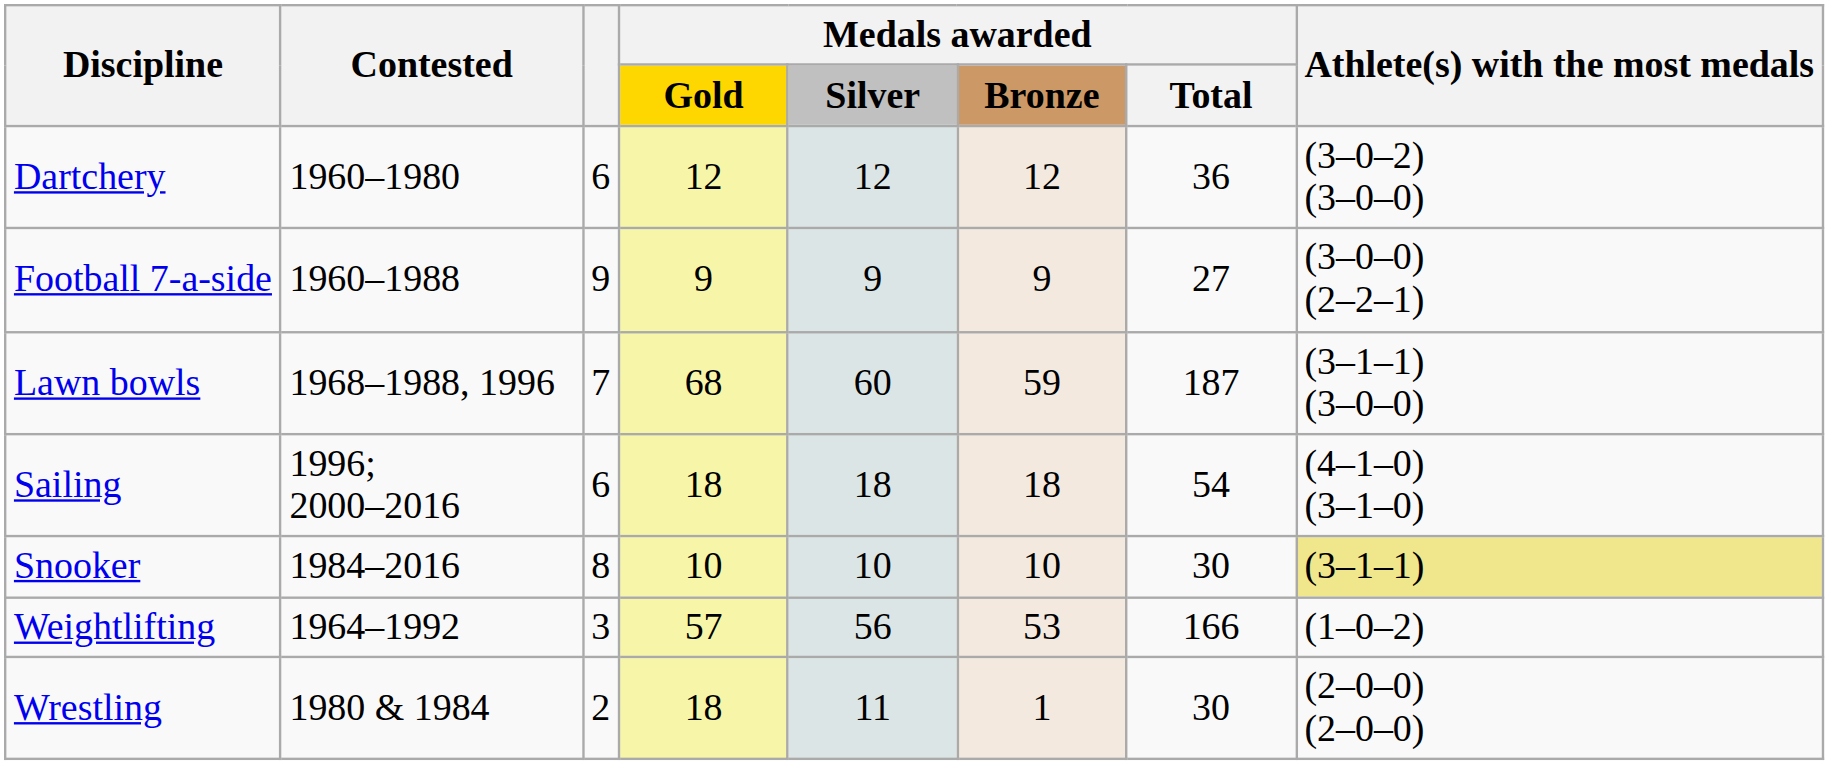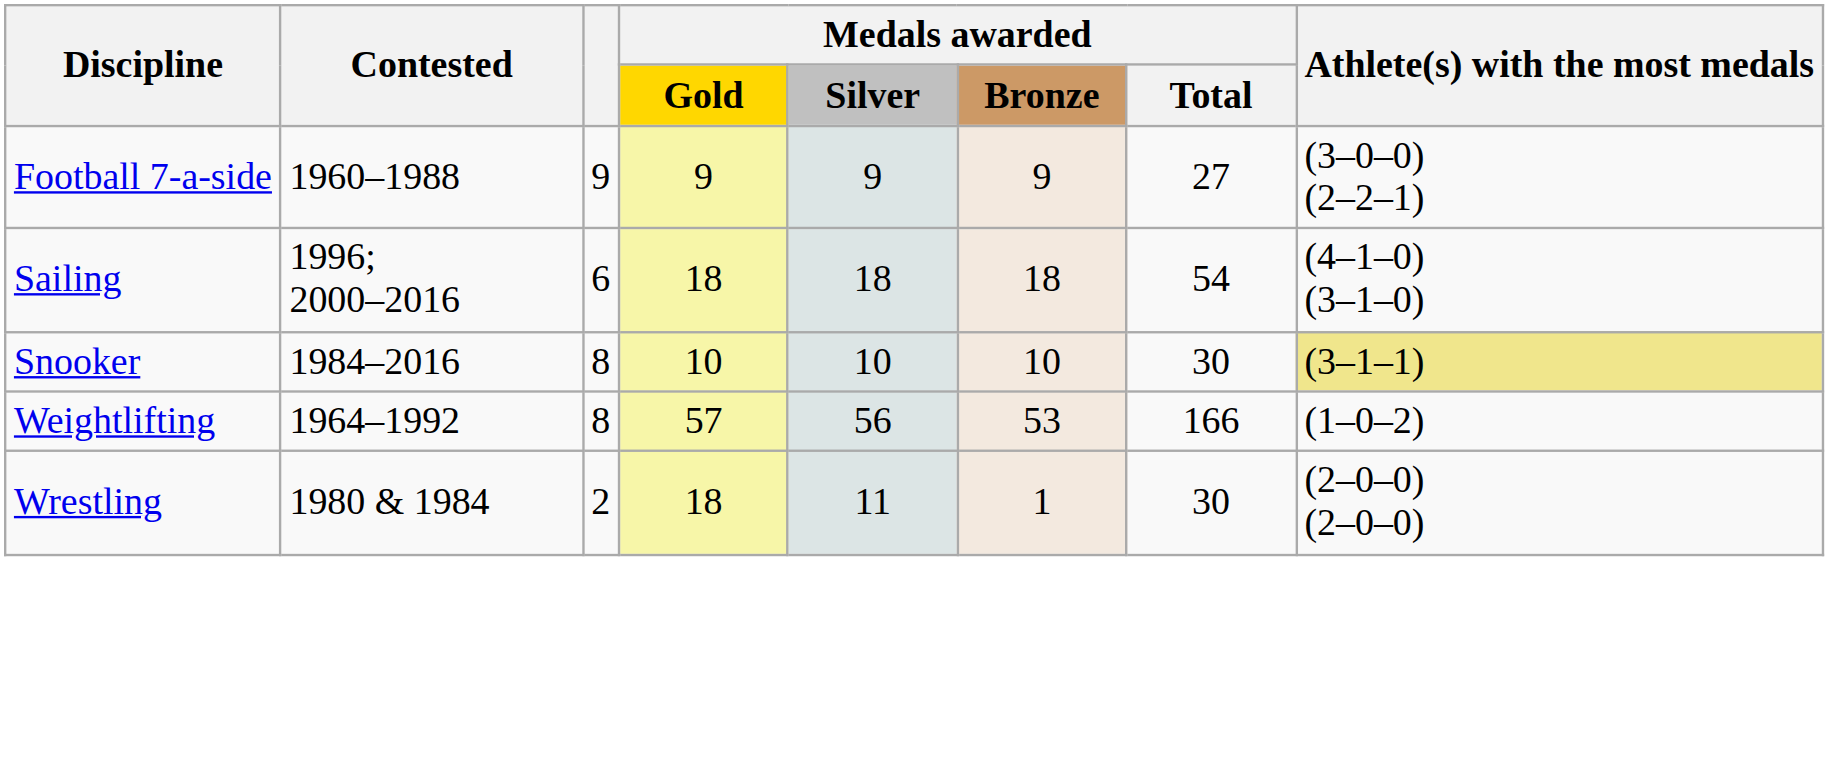- row: (90, 176)
- row: (107, 381)
(601, 626) 3 -> (601, 420) 8
